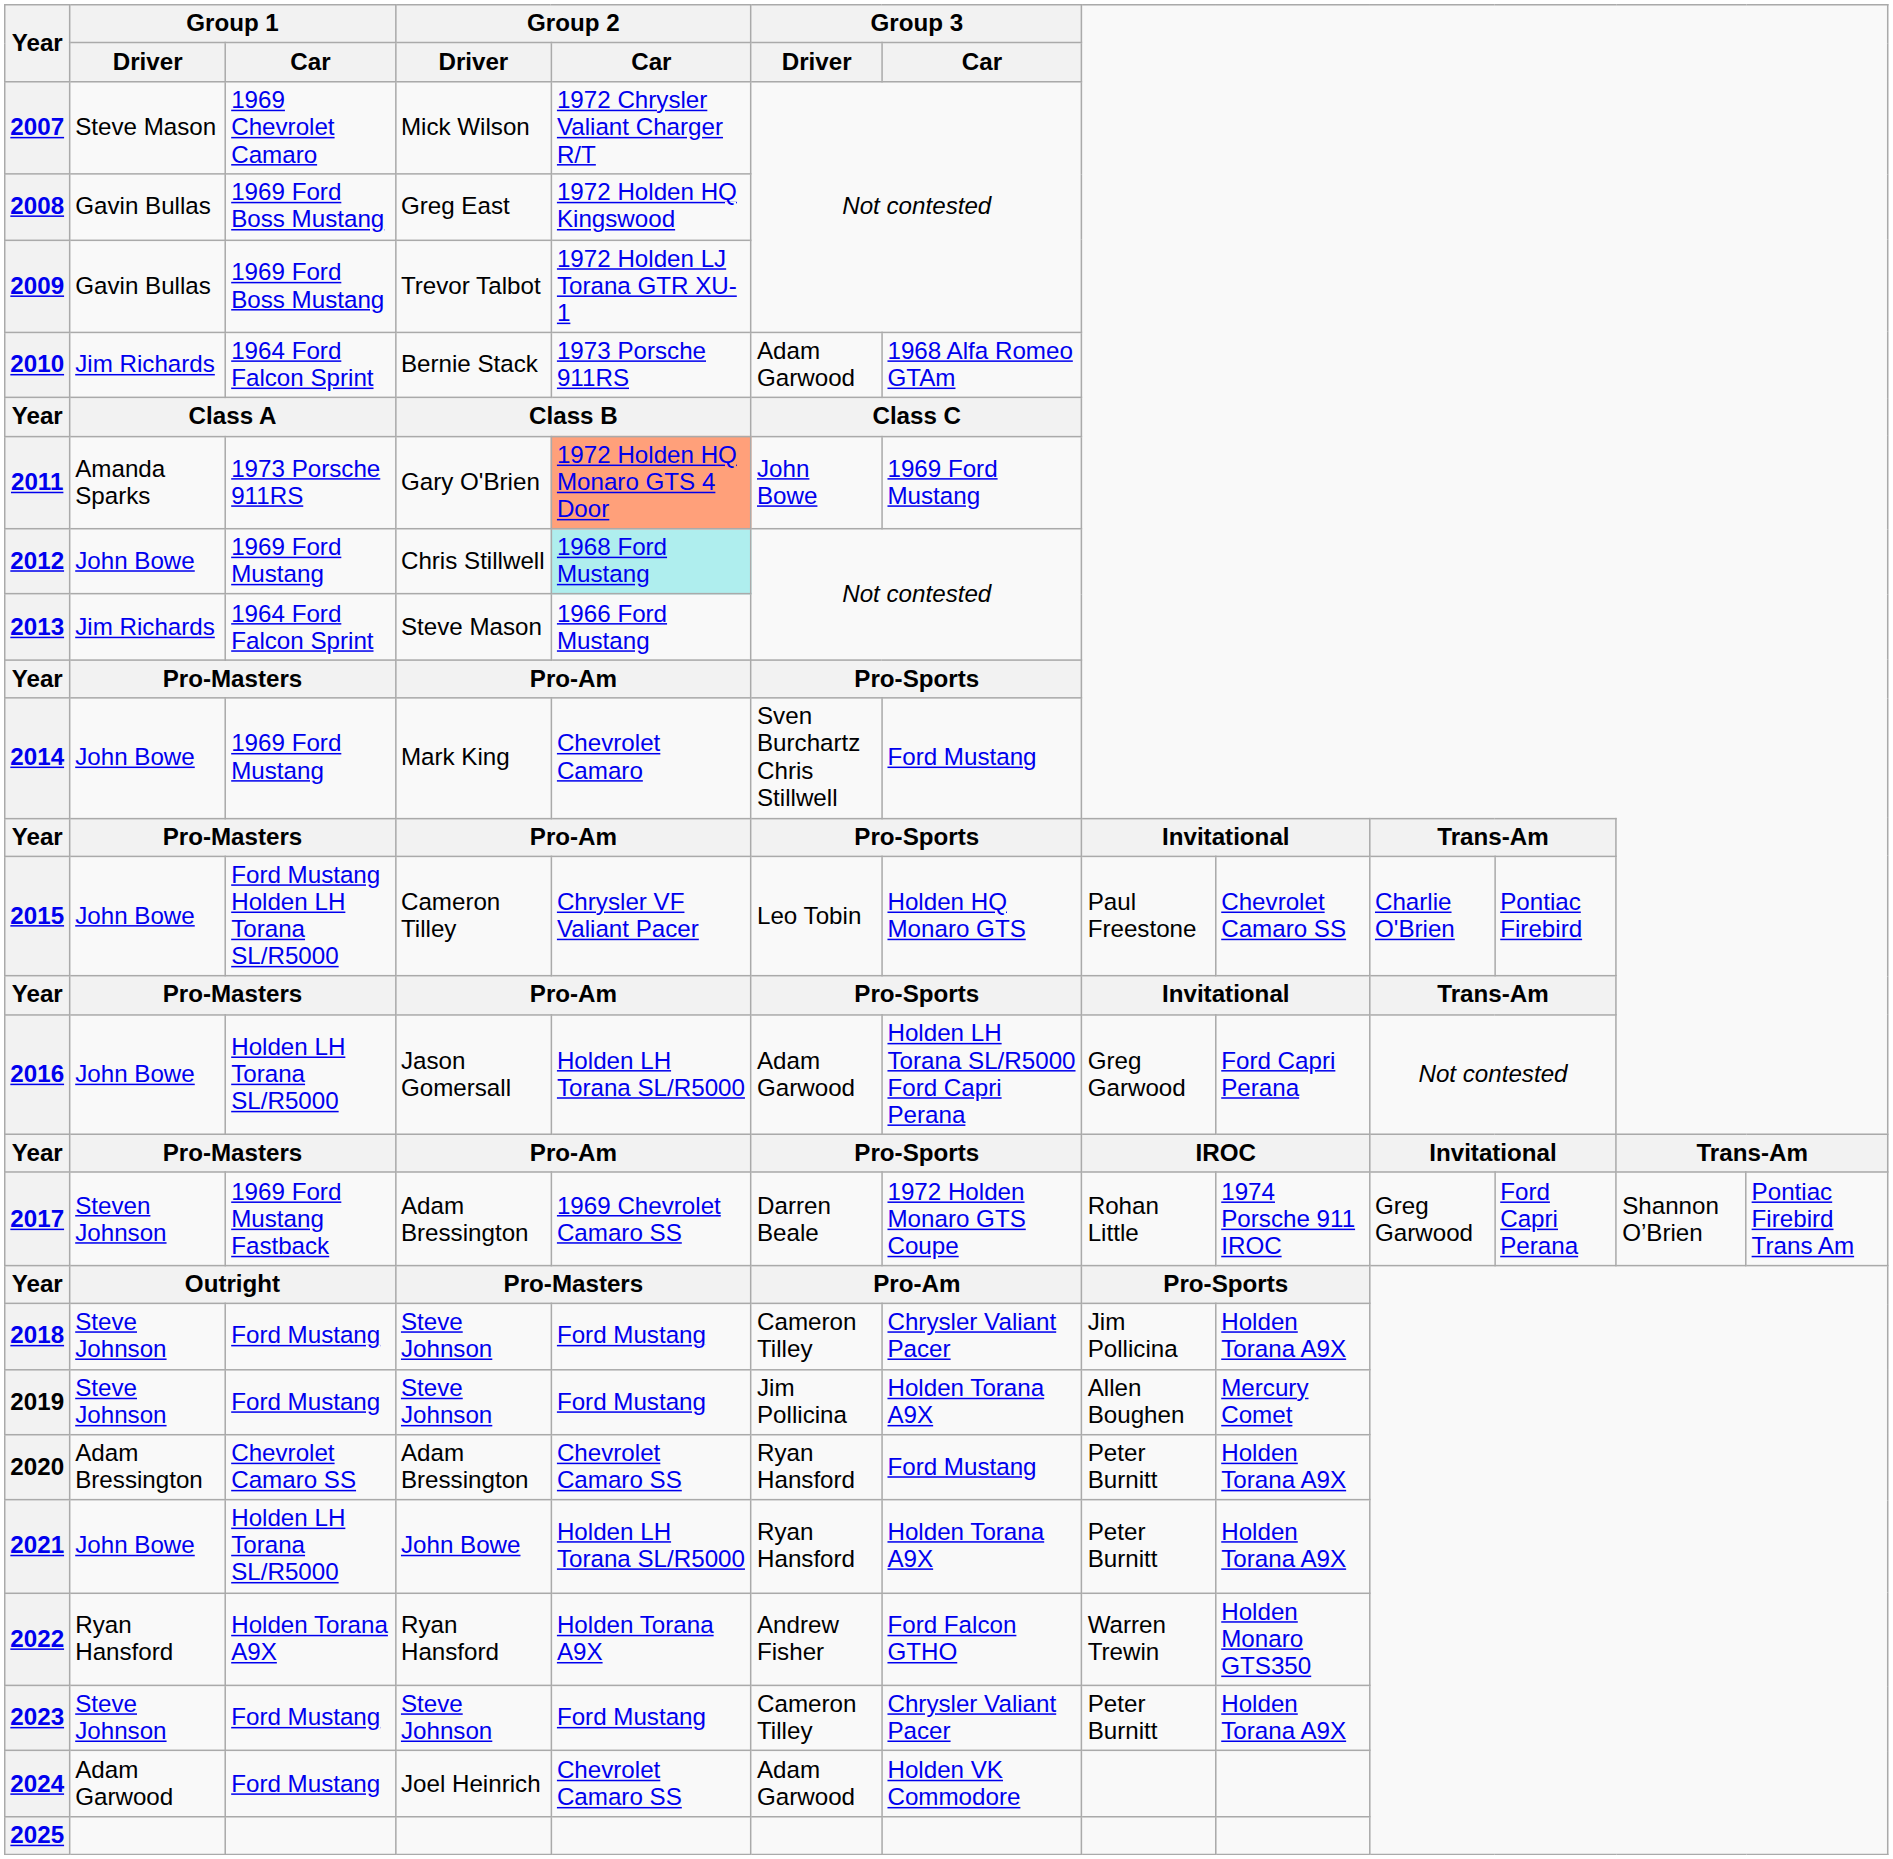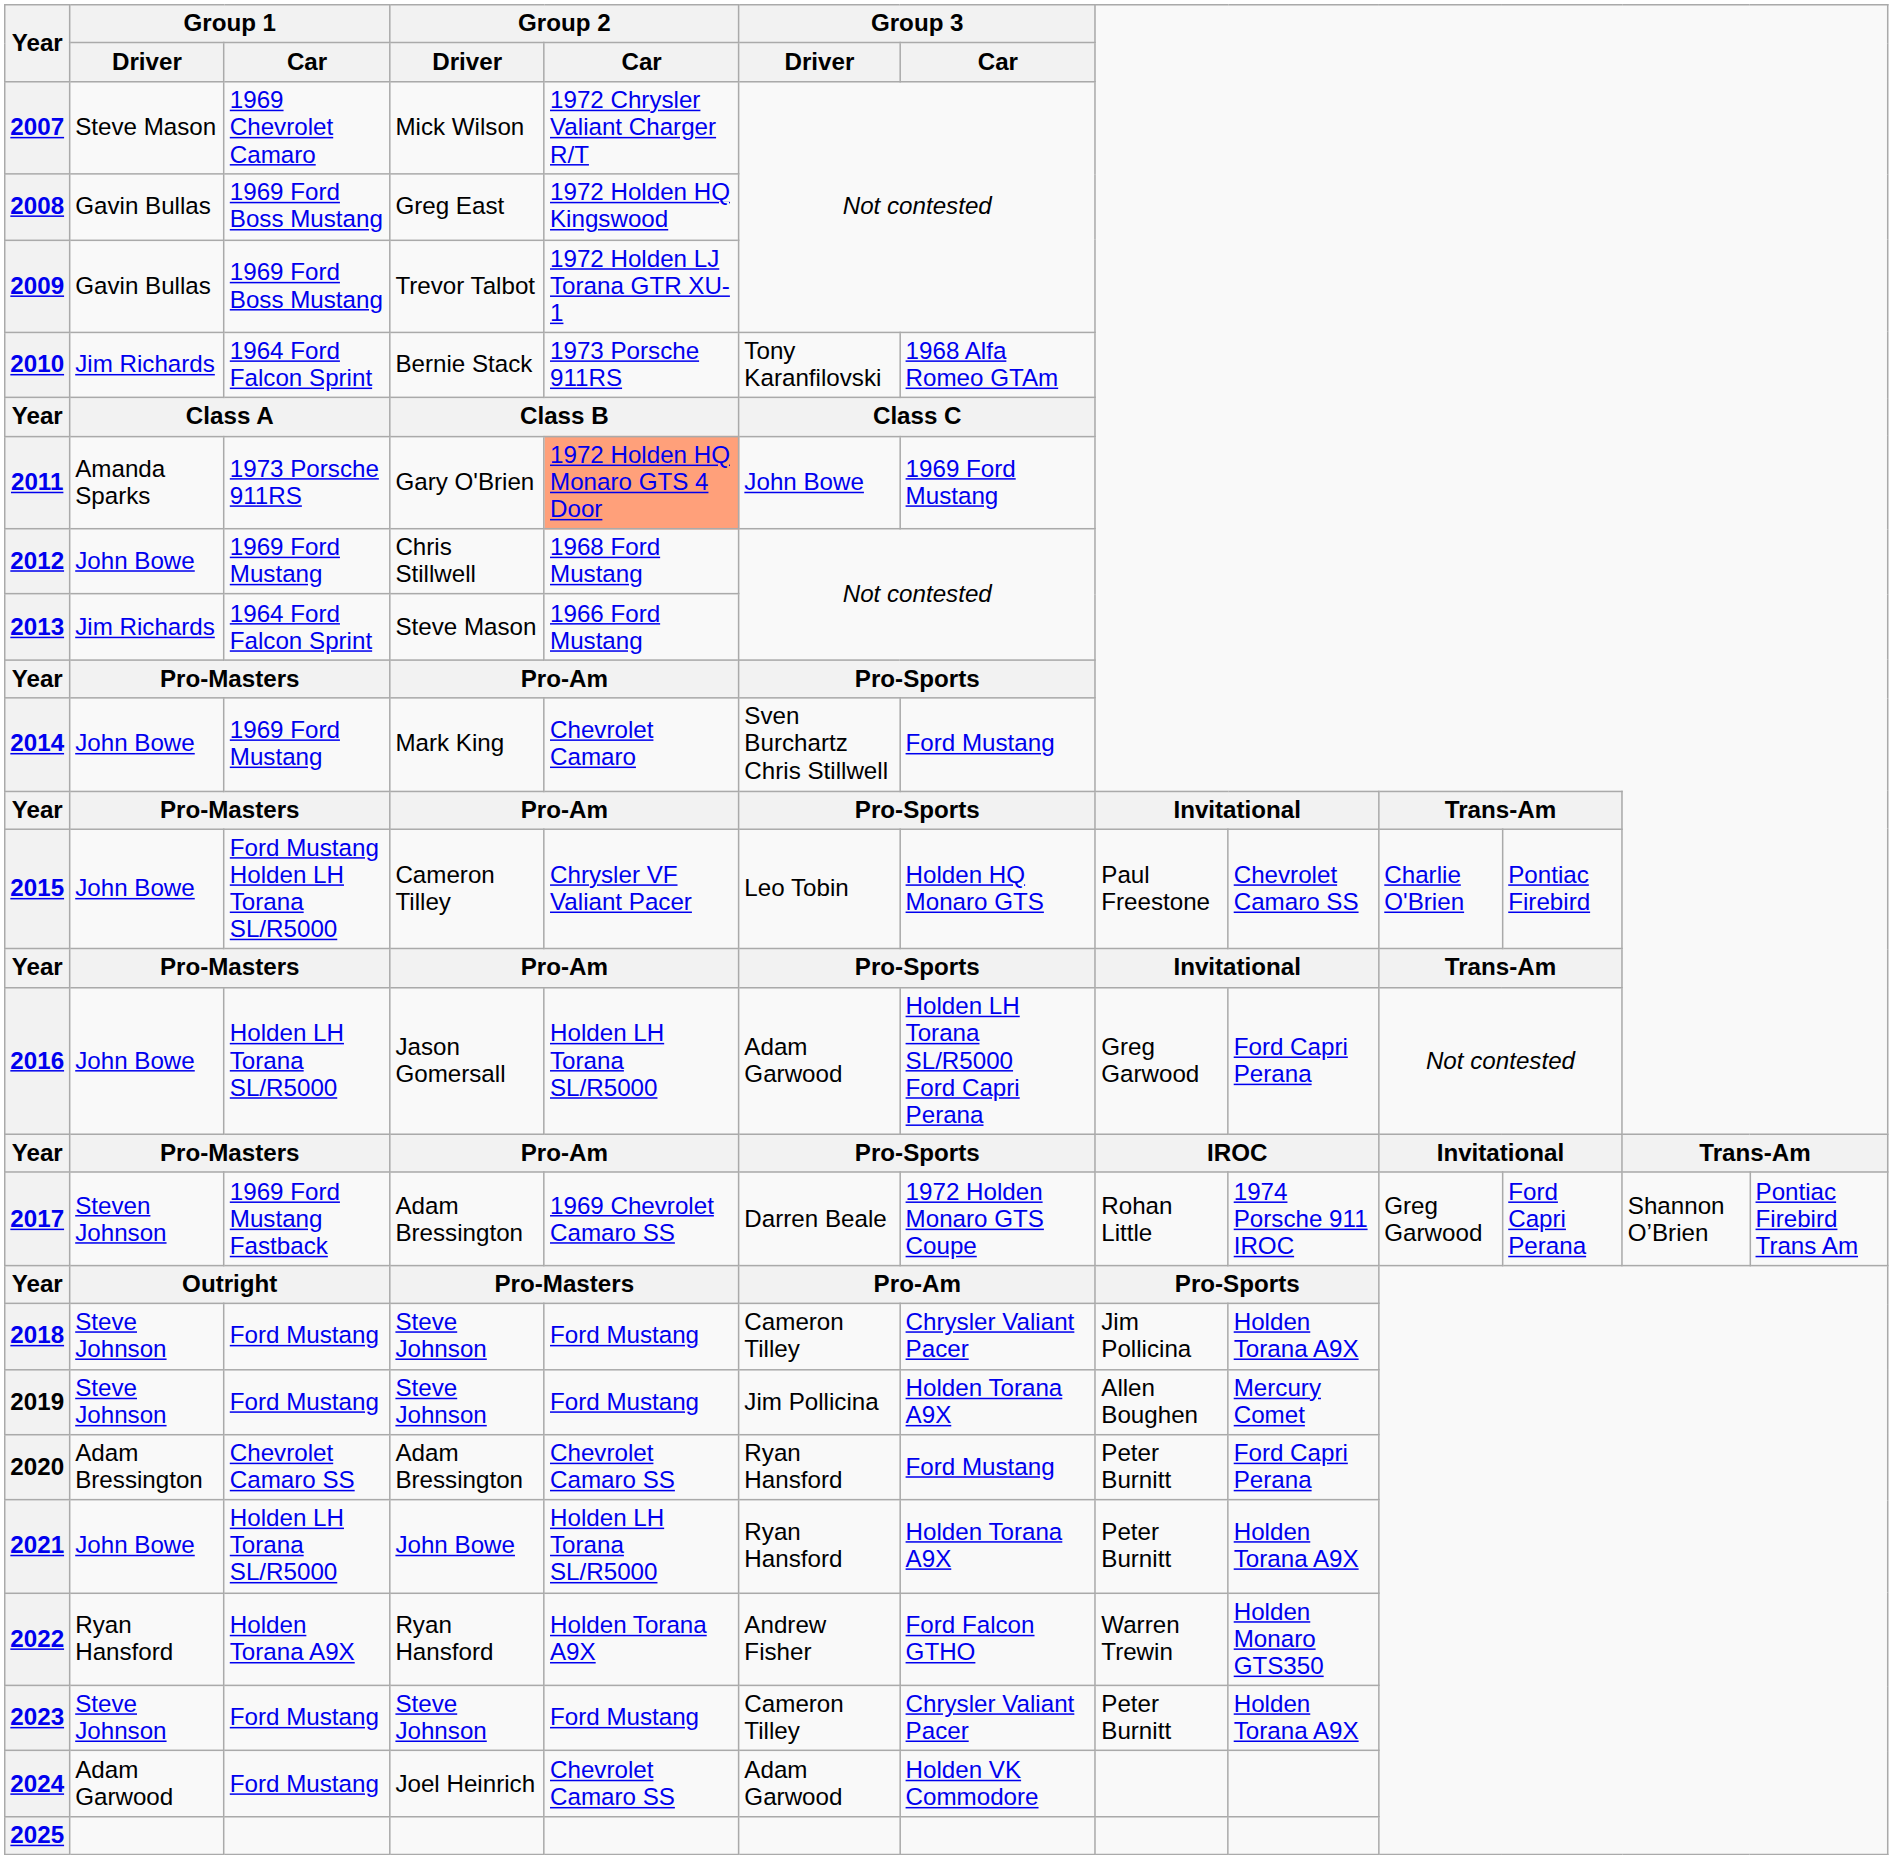(806, 364) Adam Garwood -> (813, 364) Tony Karanfilovski
(612, 561) paleturquoise background -> (605, 561) no background
(1284, 1467) Holden Torana A9X -> (1291, 1467) Ford Capri Perana
